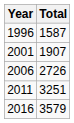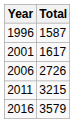(53, 52) 1907 -> (53, 52) 1617
(53, 90) 3251 -> (53, 90) 3215
